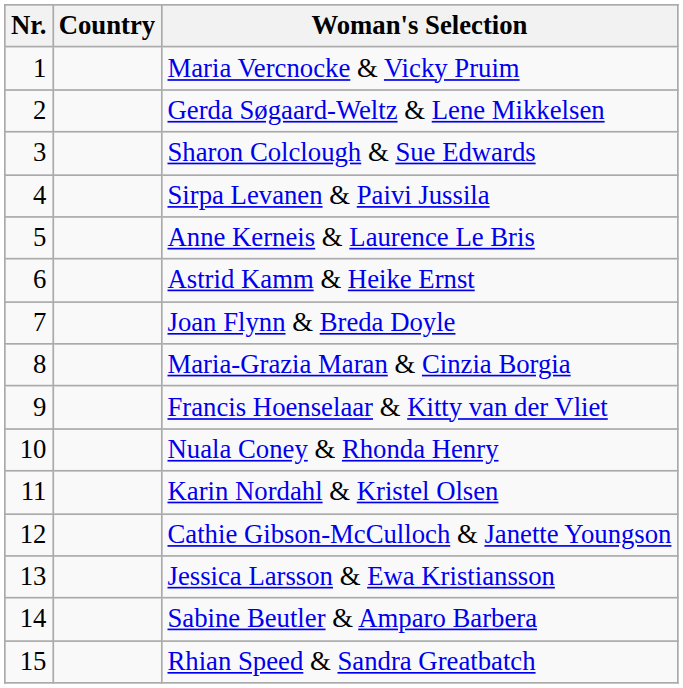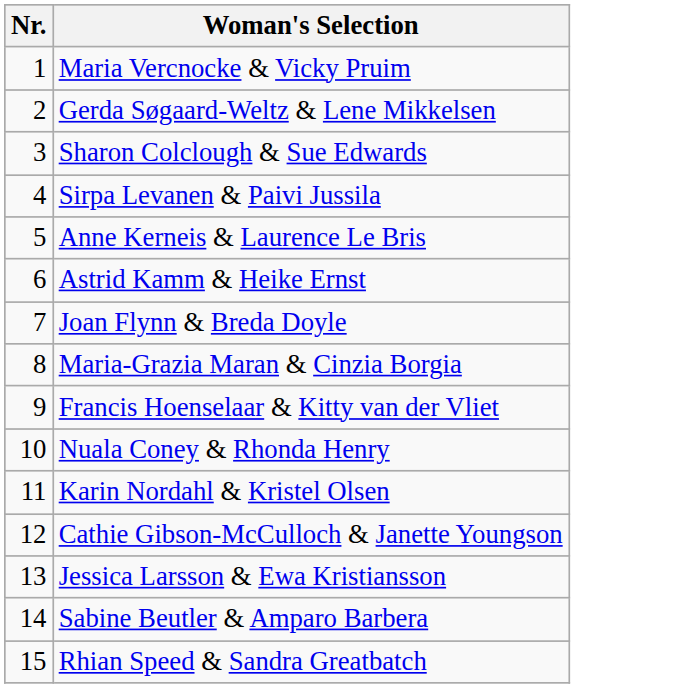- column: (107, 25)
